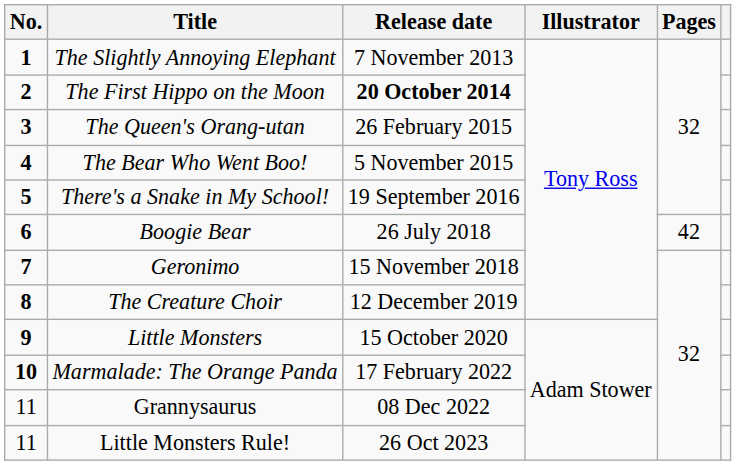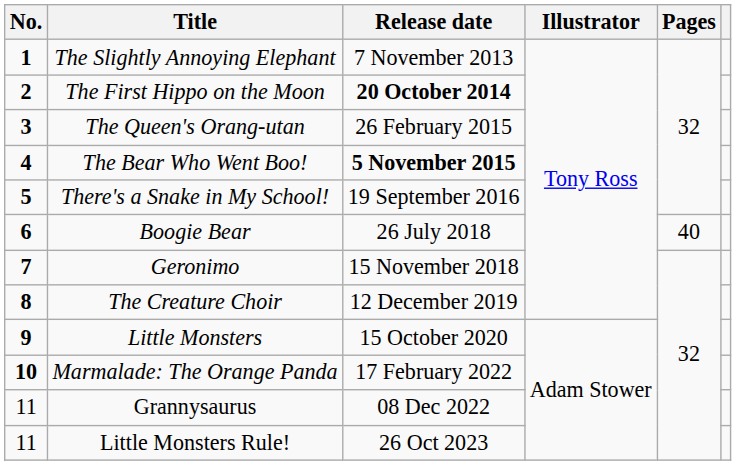(434, 162) normal -> (434, 162) bold
(689, 232) 42 -> (689, 232) 40
